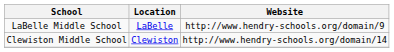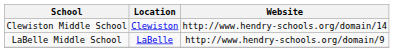rows swapped: (67, 26) <-> (67, 40)
